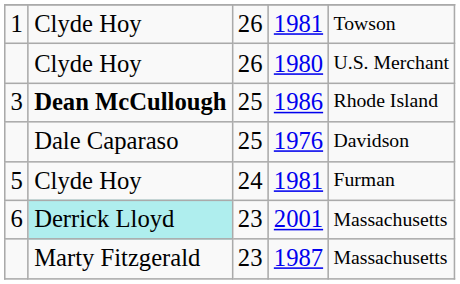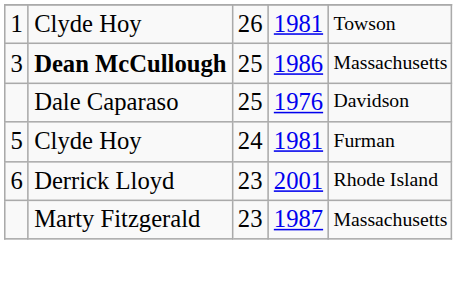- row: (17, 63)
(386, 102) Rhode Island -> (390, 63) Massachusetts
(104, 219) paleturquoise background -> (104, 180) no background
(390, 219) Massachusetts -> (386, 180) Rhode Island
